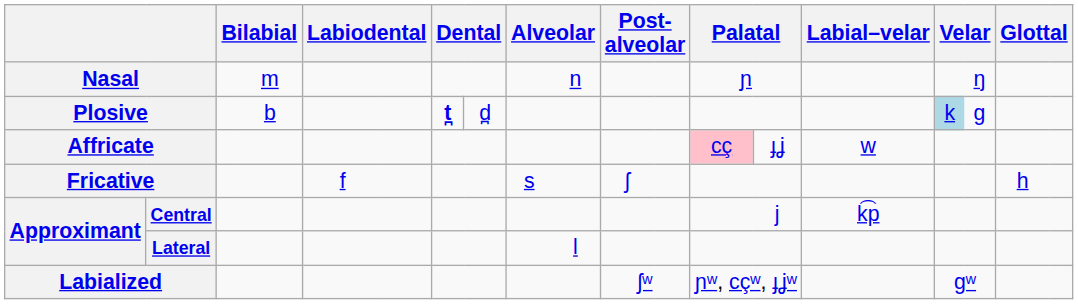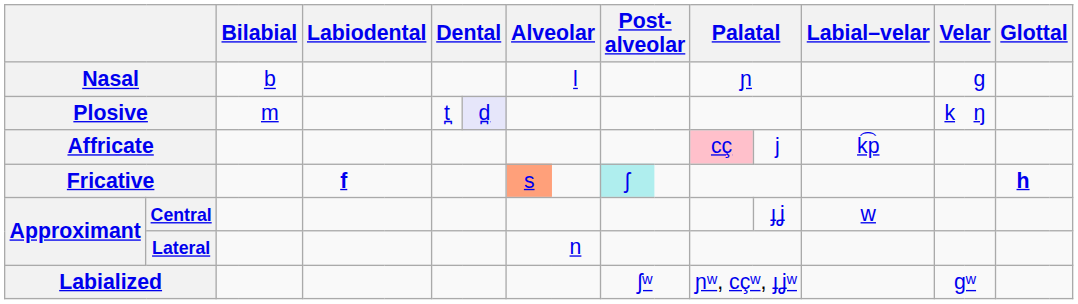(270, 79) m -> (270, 79) b
(575, 79) n -> (575, 79) l
(979, 79) ŋ -> (979, 79) g
(270, 112) b -> (270, 112) m
(448, 112) bold -> (447, 112) normal
(485, 112) no background -> (484, 112) lavender background
(950, 112) lightblue background -> (950, 112) no background
(979, 112) g -> (979, 112) ŋ
(777, 146) ɟʝ -> (777, 146) j
(868, 146) w -> (868, 146) k͡p
(343, 180) normal -> (344, 180) bold
(529, 180) no background -> (529, 180) lightsalmon background
(627, 180) no background -> (627, 180) paleturquoise background
(1023, 180) normal -> (1023, 180) bold
(777, 214) j -> (777, 214) ɟʝ
(868, 214) k͡p -> (868, 214) w
(575, 247) l -> (575, 247) n
